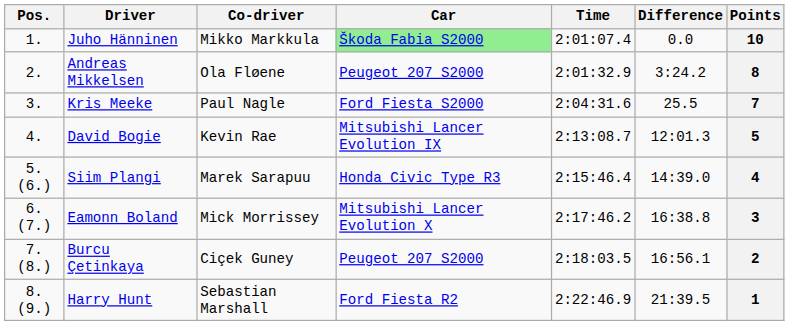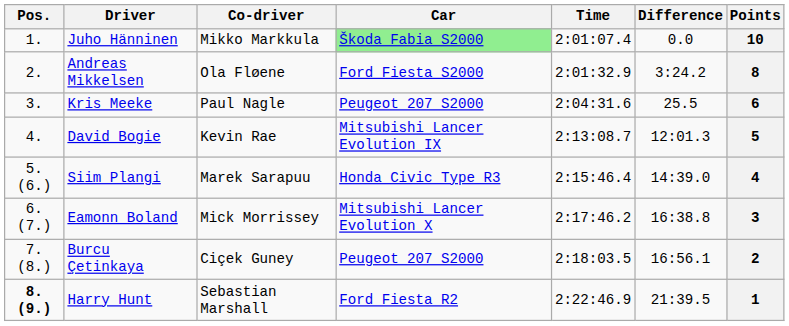(411, 72) Peugeot 207 S2000 -> (411, 72) Ford Fiesta S2000
(411, 104) Ford Fiesta S2000 -> (411, 104) Peugeot 207 S2000
(755, 104) 7 -> (755, 104) 6
(34, 300) normal -> (34, 300) bold
